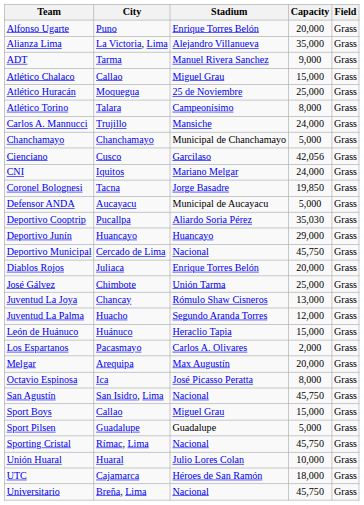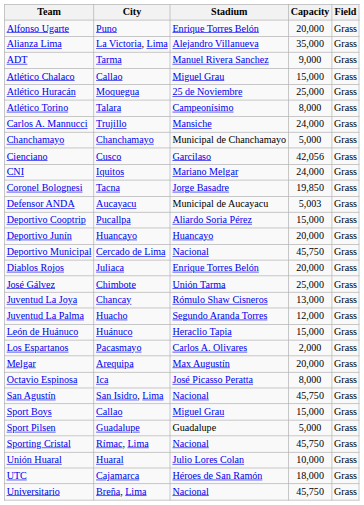(310, 204) 5,000 -> (310, 204) 5,003
(310, 220) 35,030 -> (310, 220) 15,000
(310, 236) 29,000 -> (310, 236) 20,000
